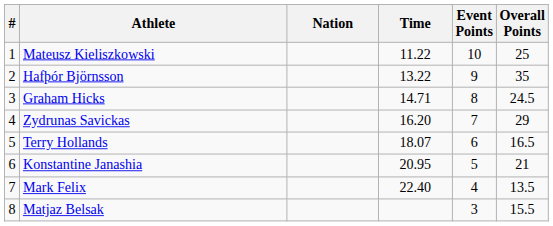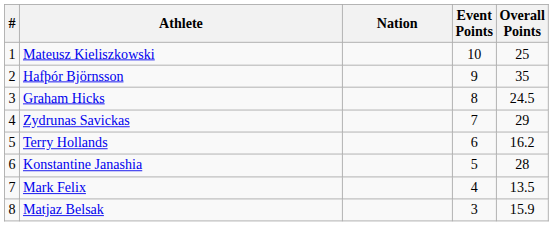- column: (415, 23)
(522, 143) 16.5 -> (522, 143) 16.2
(522, 165) 21 -> (522, 165) 28
(522, 210) 15.5 -> (522, 210) 15.9
